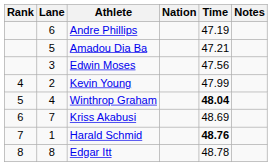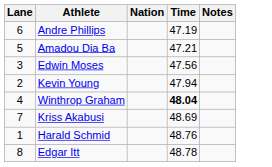- column: (20, 13)
(215, 83) 47.99 -> (183, 83) 47.94
(215, 135) bold -> (183, 135) normal
